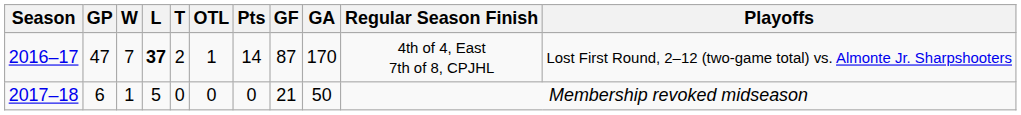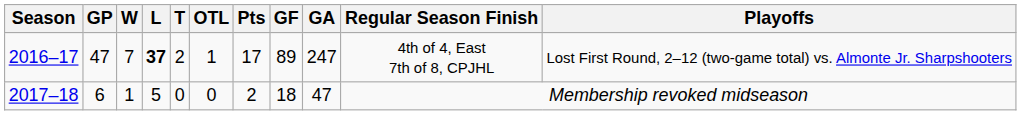(252, 57) 14 -> (252, 57) 17
(286, 57) 87 -> (286, 57) 89
(322, 57) 170 -> (322, 57) 247
(252, 95) 0 -> (252, 95) 2
(286, 95) 21 -> (286, 95) 18
(322, 95) 50 -> (322, 95) 47
